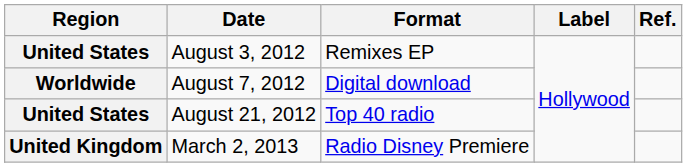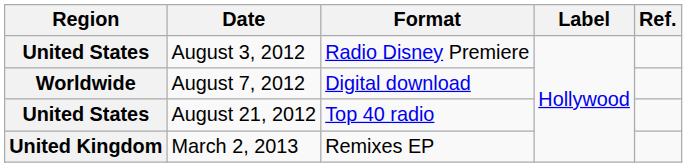(380, 51) Remixes EP -> (427, 51) Radio Disney Premiere
(427, 146) Radio Disney Premiere -> (380, 146) Remixes EP
